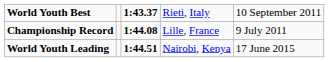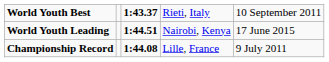rows swapped: (60, 30) <-> (58, 48)
